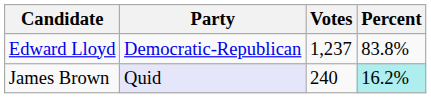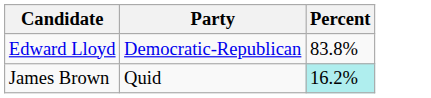- column: (331, 19)
(143, 78) lavender background -> (143, 78) no background
